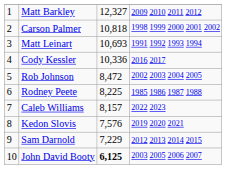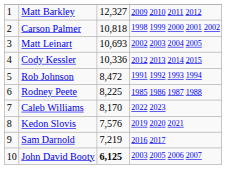(167, 44) 1991 1992 1993 1994 -> (167, 44) 2002 2003 2004 2005
(148, 60) 2016 2017 -> (167, 60) 2012 2013 2014 2015
(167, 76) 2002 2003 2004 2005 -> (167, 76) 1991 1992 1993 1994
(111, 108) 8,157 -> (111, 108) 8,170
(111, 140) 7,229 -> (111, 140) 7,219
(167, 140) 2012 2013 2014 2015 -> (148, 140) 2016 2017
